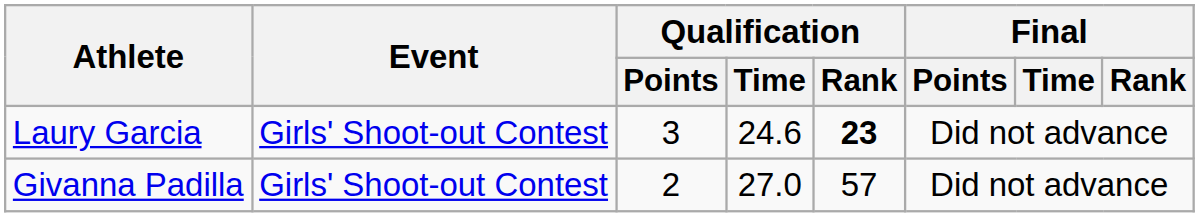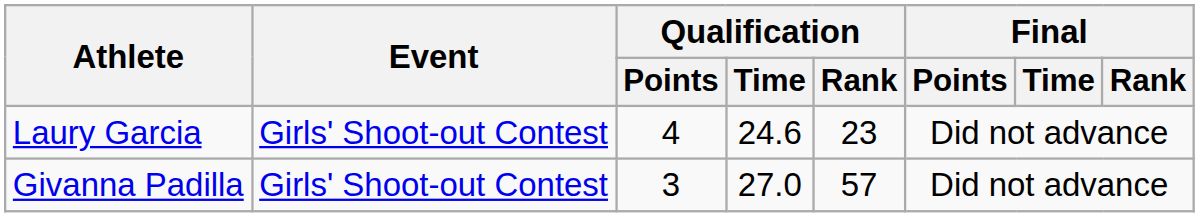(671, 133) 3 -> (671, 133) 4
(859, 133) bold -> (859, 133) normal
(671, 185) 2 -> (671, 185) 3
